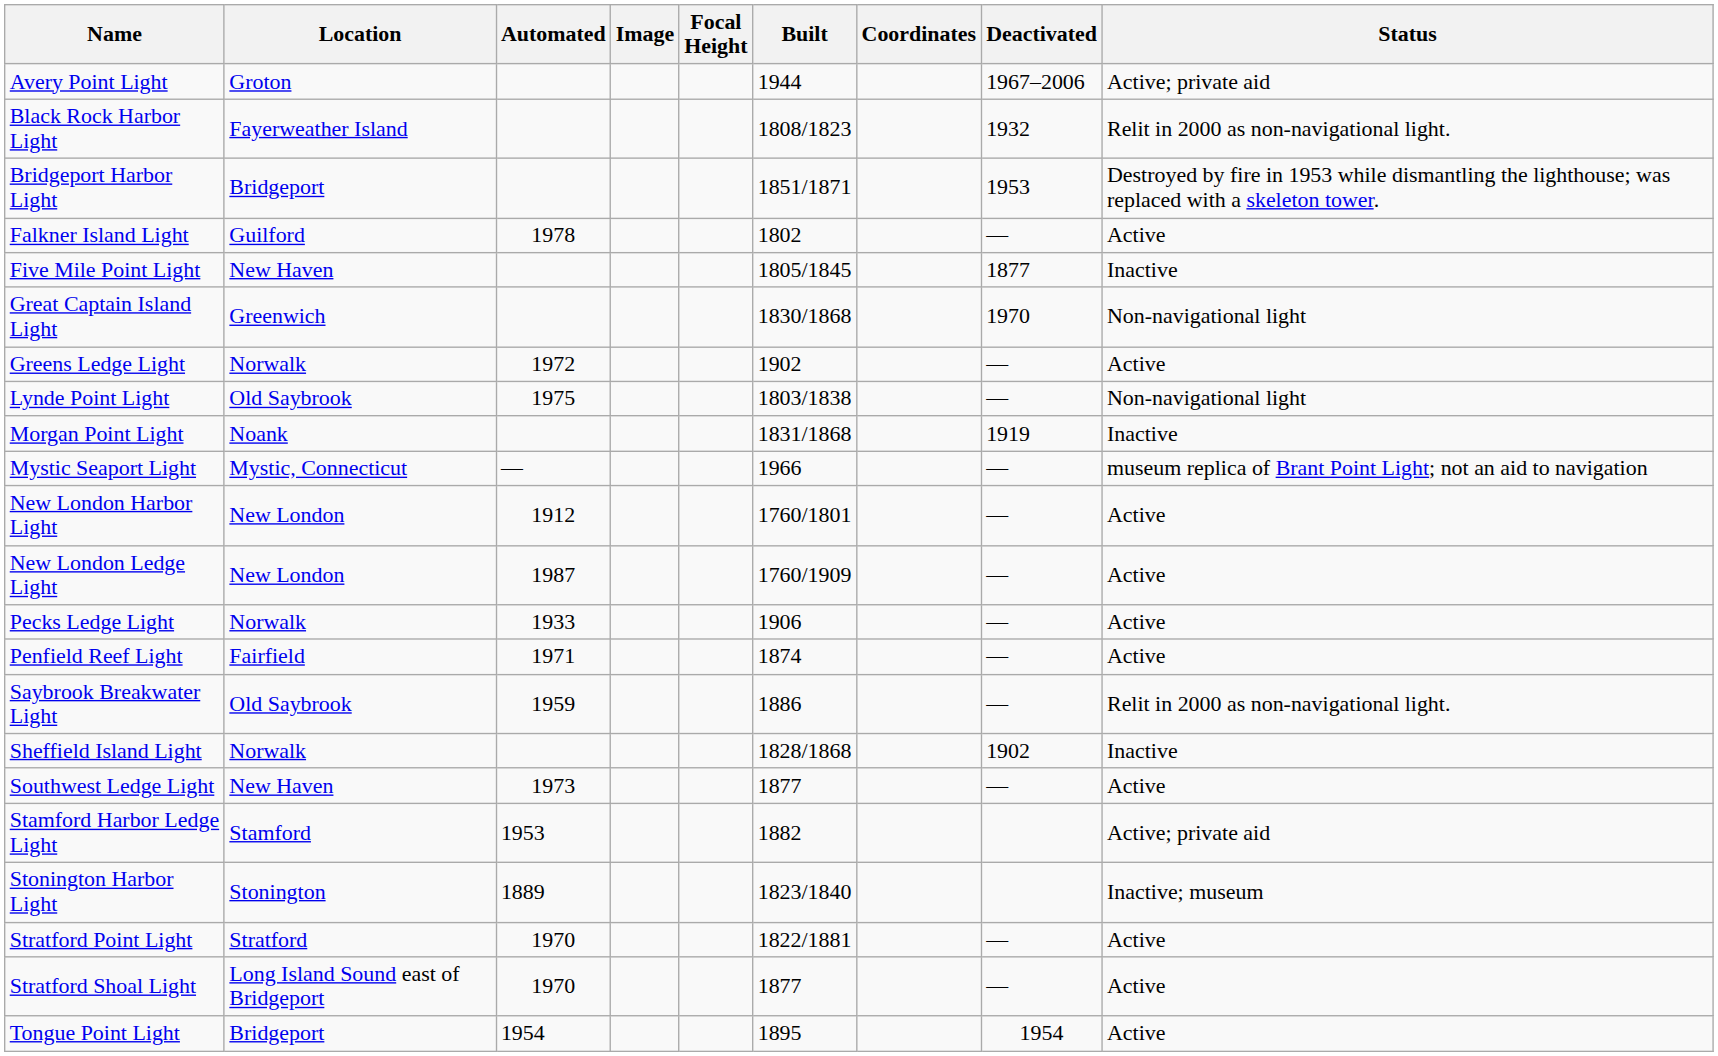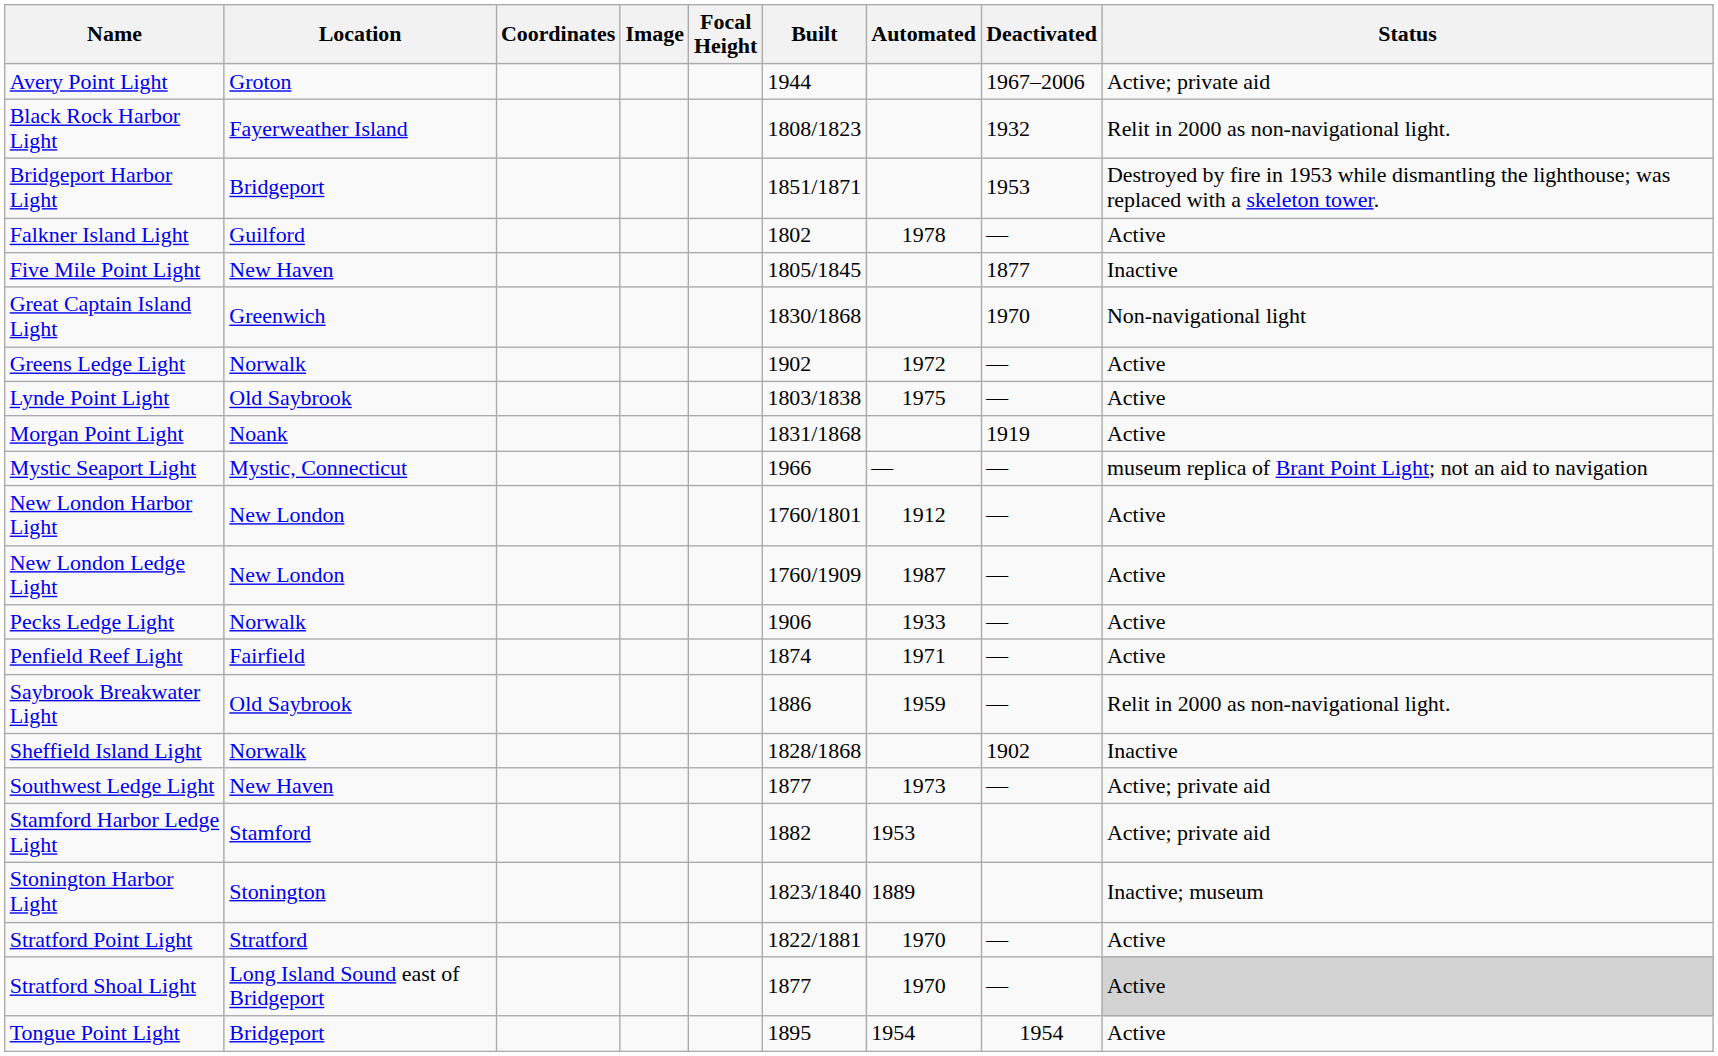columns swapped: (919, 34) <-> (553, 34)
(1207, 398) Non-navigational light -> (1136, 398) Active
(1142, 433) Inactive -> (1136, 433) Active
(1136, 785) Active -> (1189, 785) Active; private aid
(1136, 986) no background -> (1136, 986) lightgrey background
